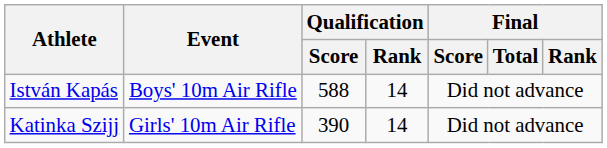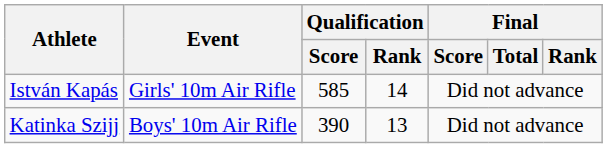(213, 90) Boys' 10m Air Rifle -> (212, 90) Girls' 10m Air Rifle
(334, 90) 588 -> (334, 90) 585
(212, 125) Girls' 10m Air Rifle -> (213, 125) Boys' 10m Air Rifle
(397, 125) 14 -> (397, 125) 13
